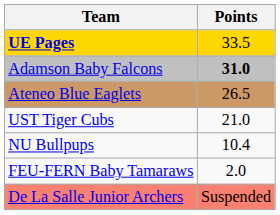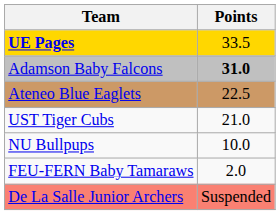(236, 94) 26.5 -> (236, 94) 22.5
(236, 145) 10.4 -> (236, 145) 10.0
